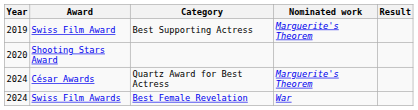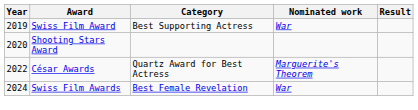(307, 31) Marguerite's Theorem -> (284, 26) War
(17, 79) 2024 -> (17, 69) 2022
